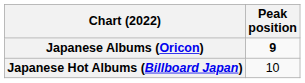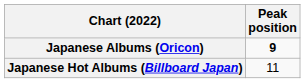(273, 68) 10 -> (273, 68) 11
